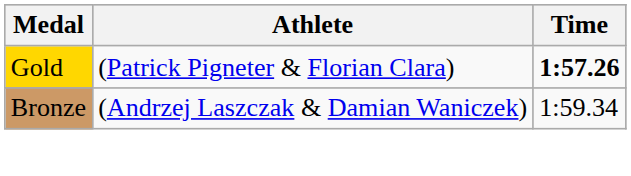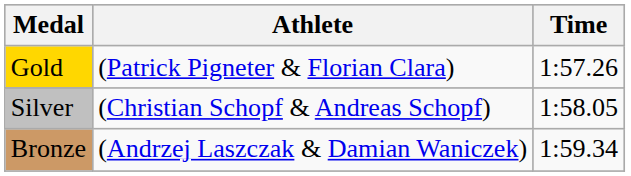(579, 66) bold -> (579, 66) normal
+ row: (42, 107)
